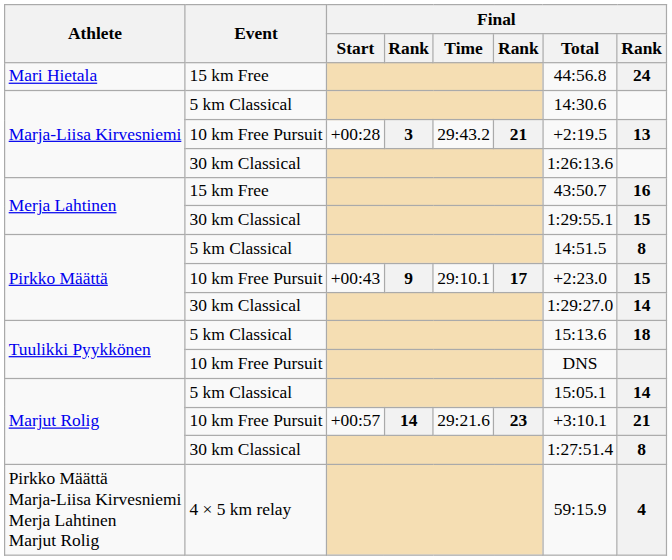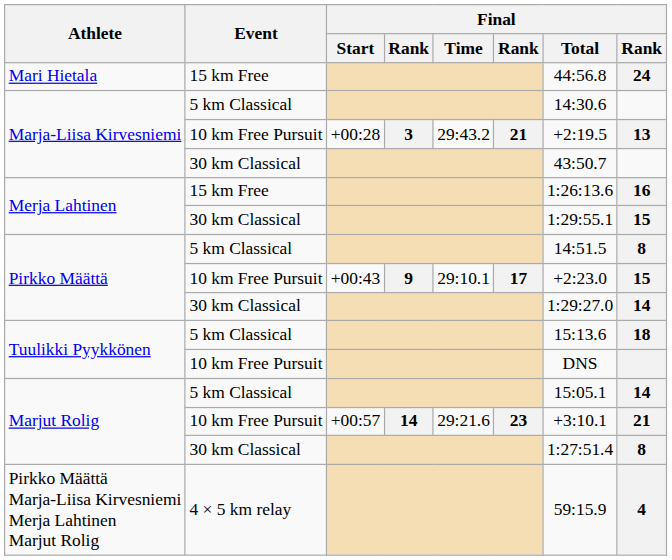(580, 162) 1:26:13.6 -> (580, 162) 43:50.7
(580, 191) 43:50.7 -> (580, 191) 1:26:13.6
